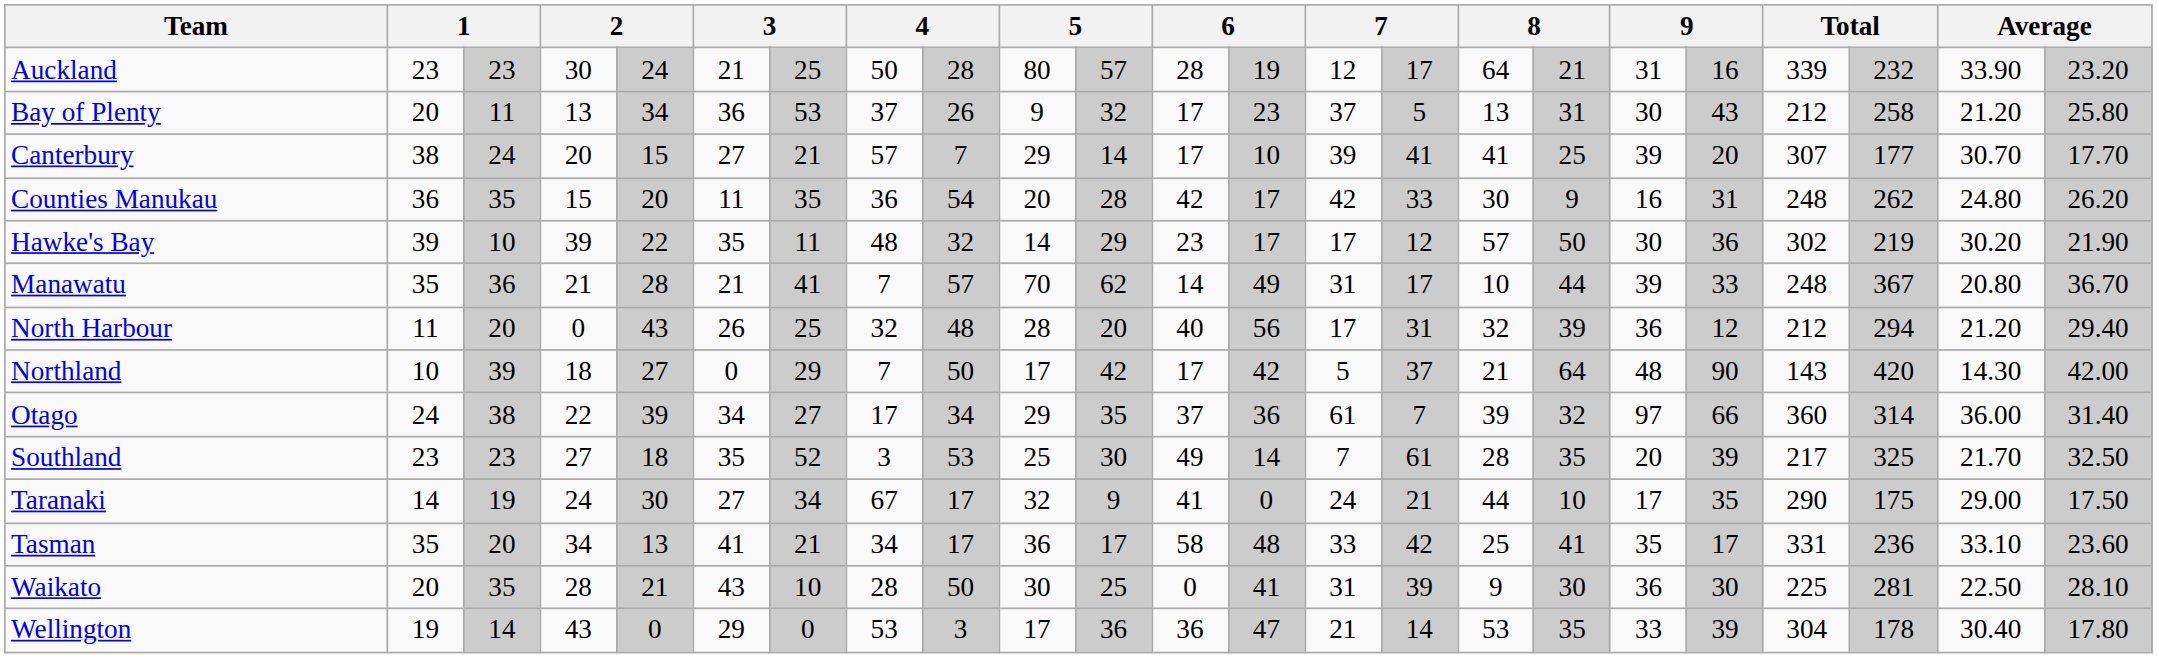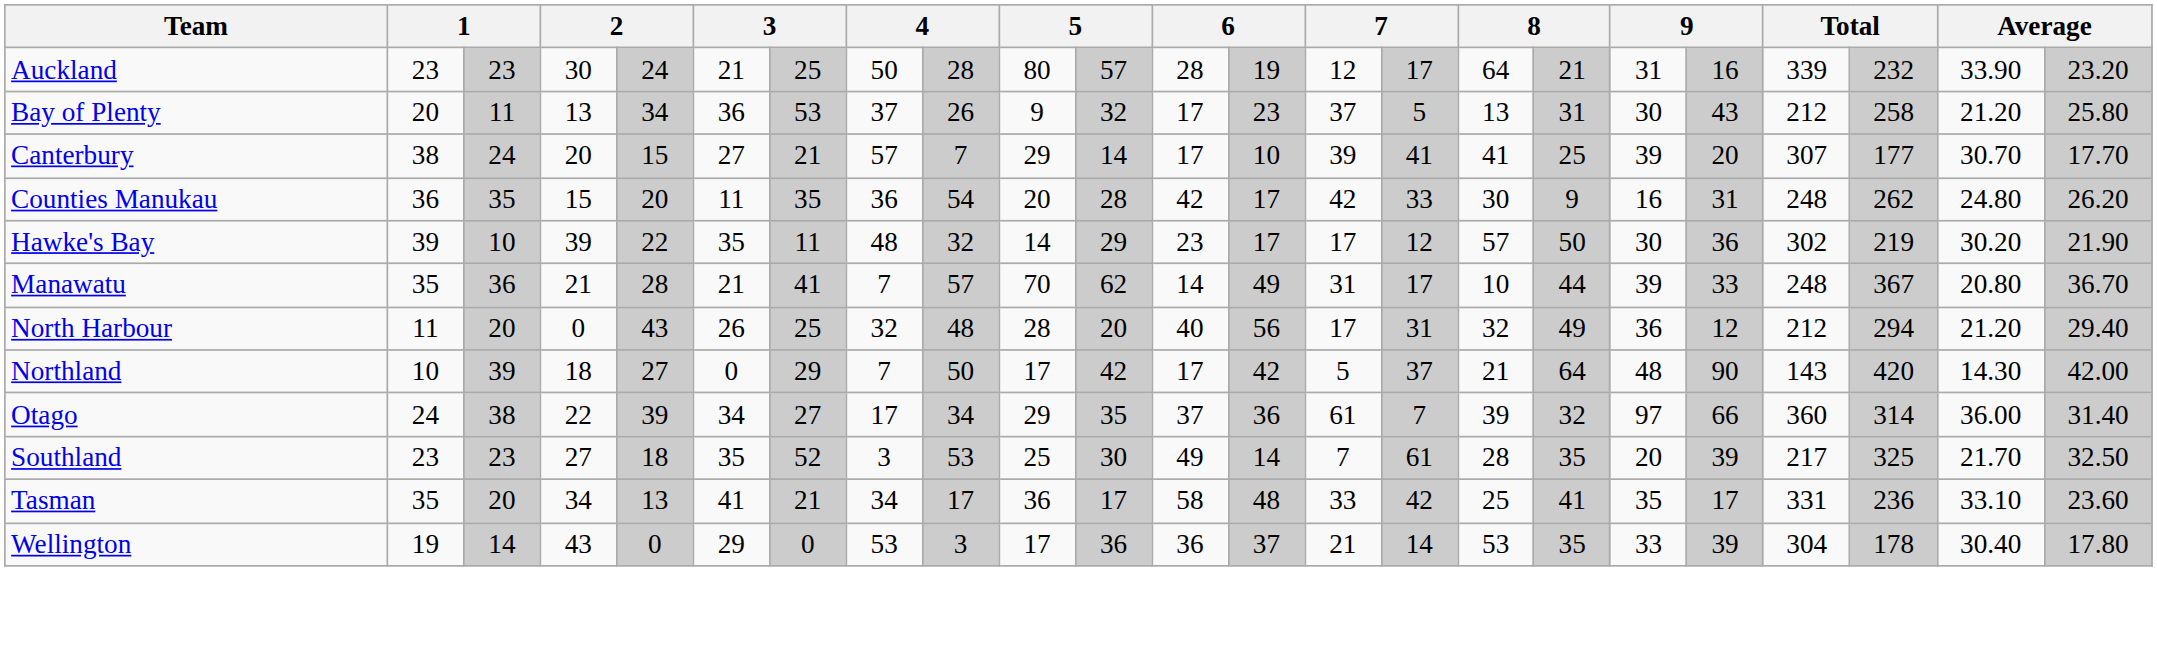(1572, 328) 39 -> (1572, 328) 49
- row: (58, 500)
- row: (56, 586)
(1266, 629) 47 -> (1266, 543) 37
